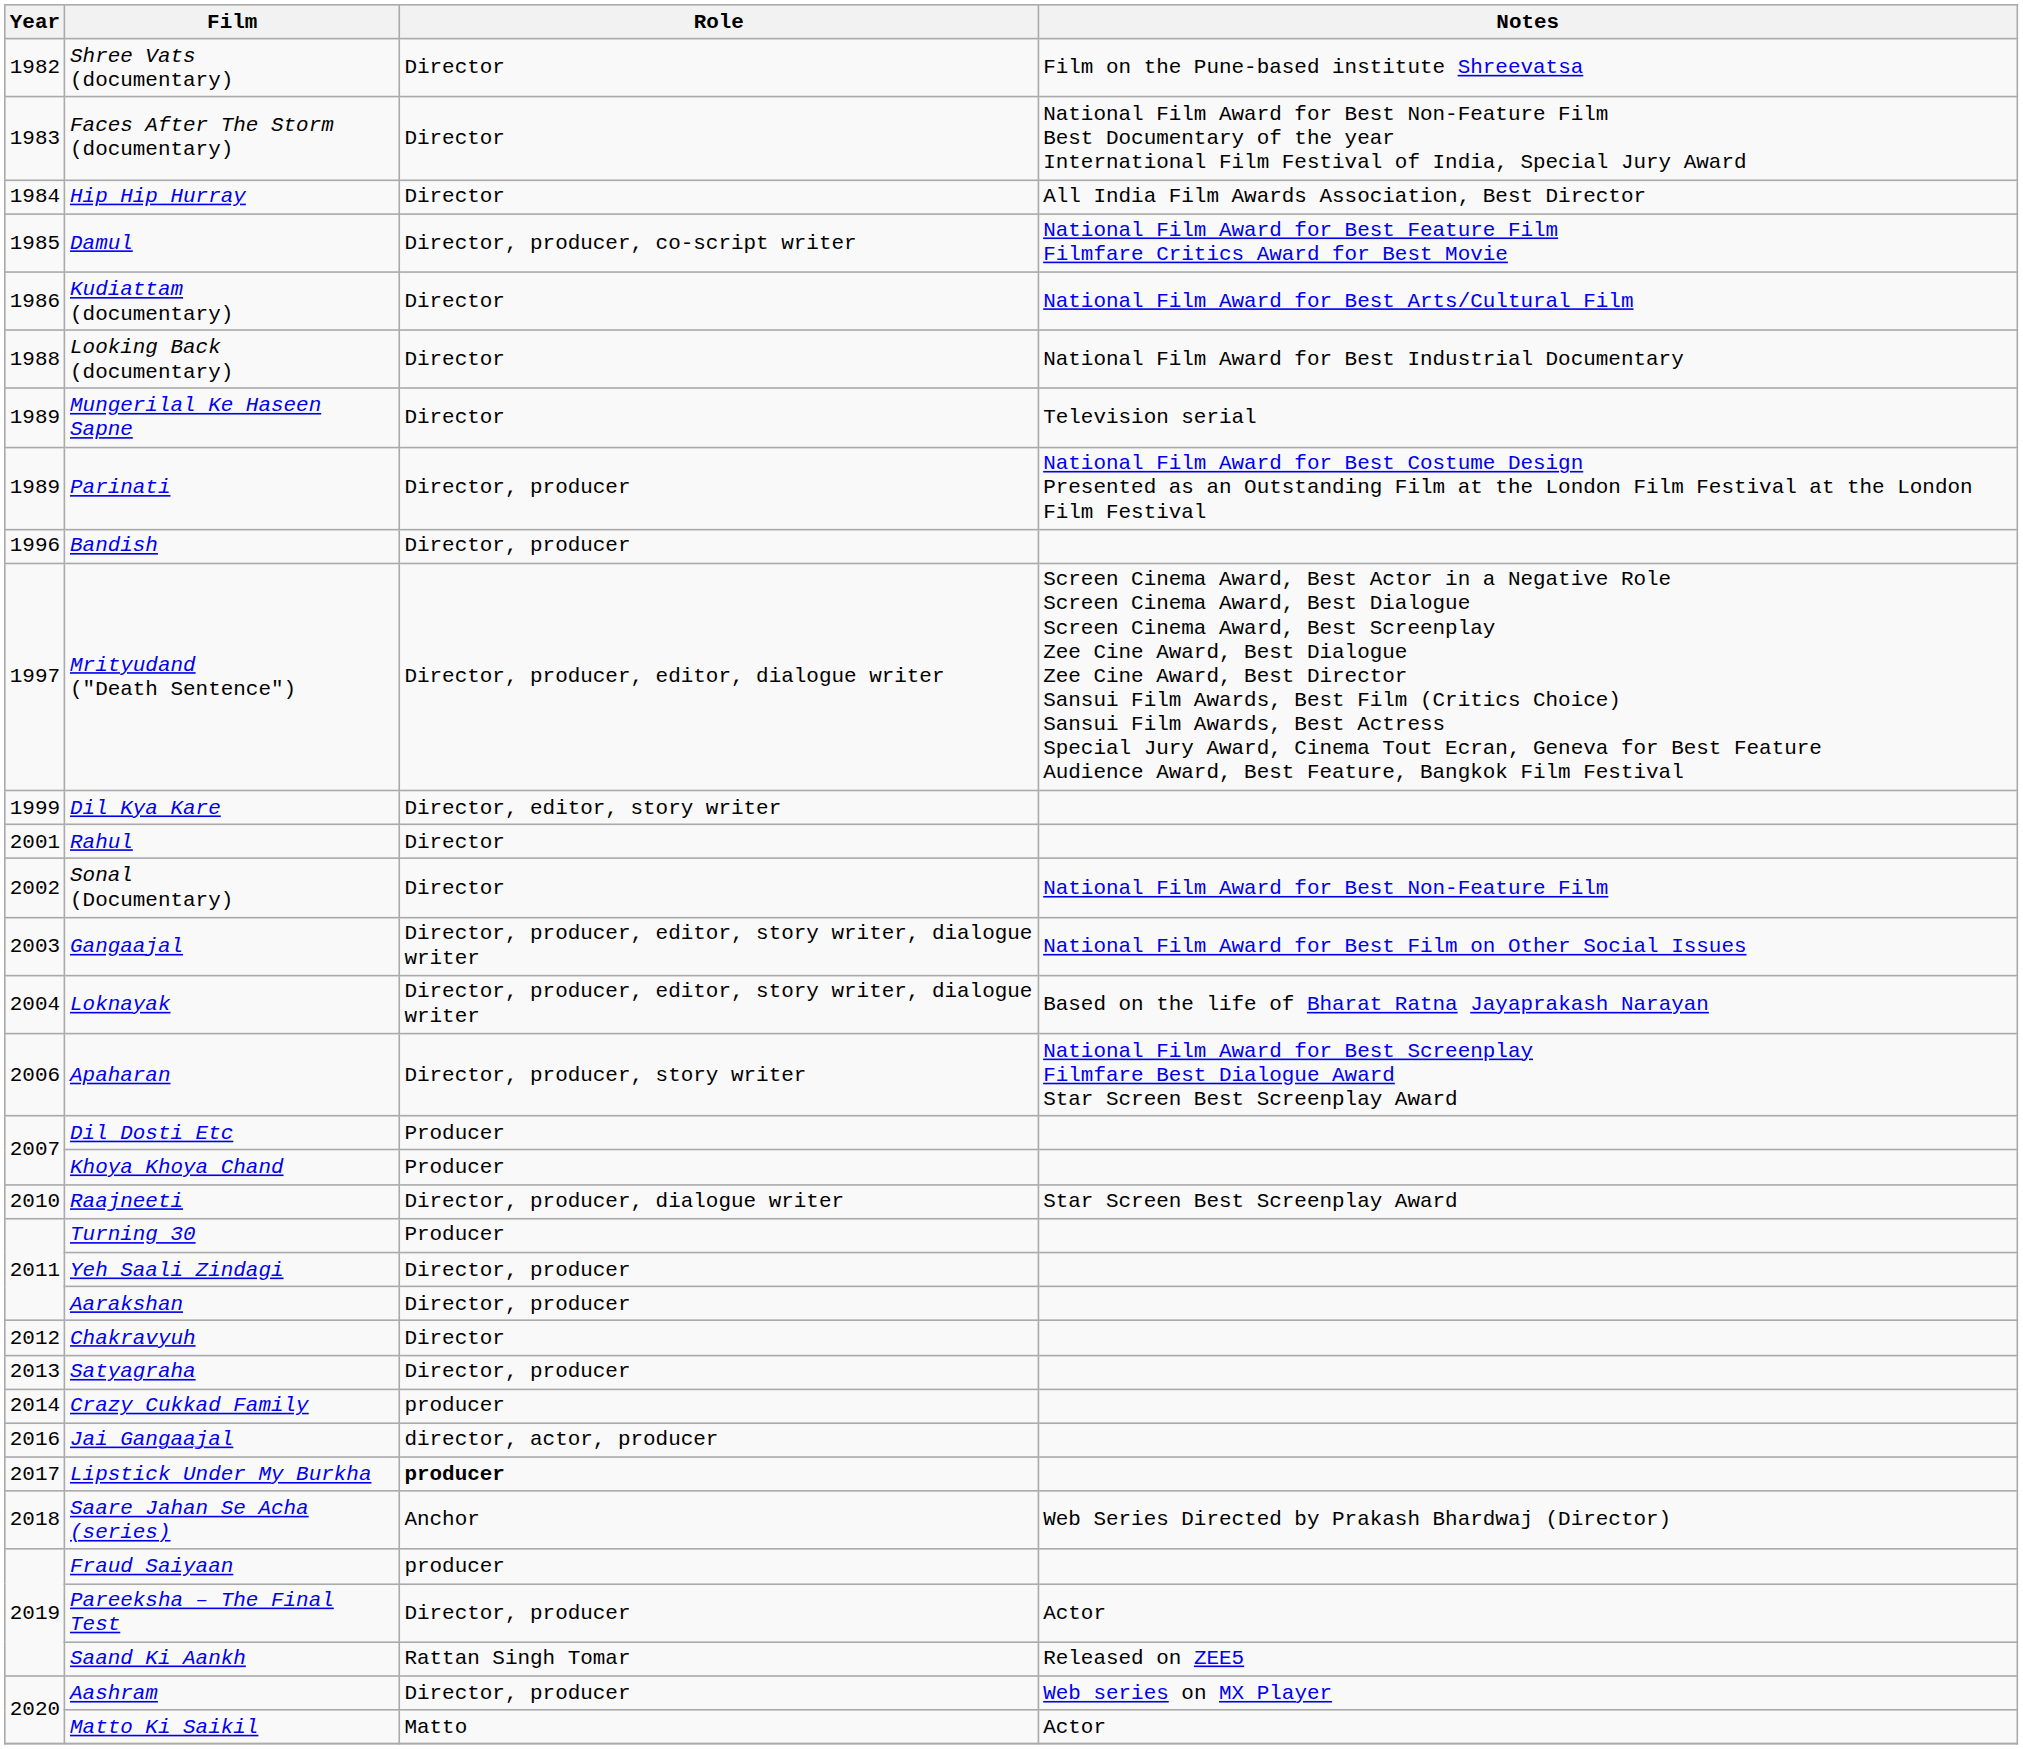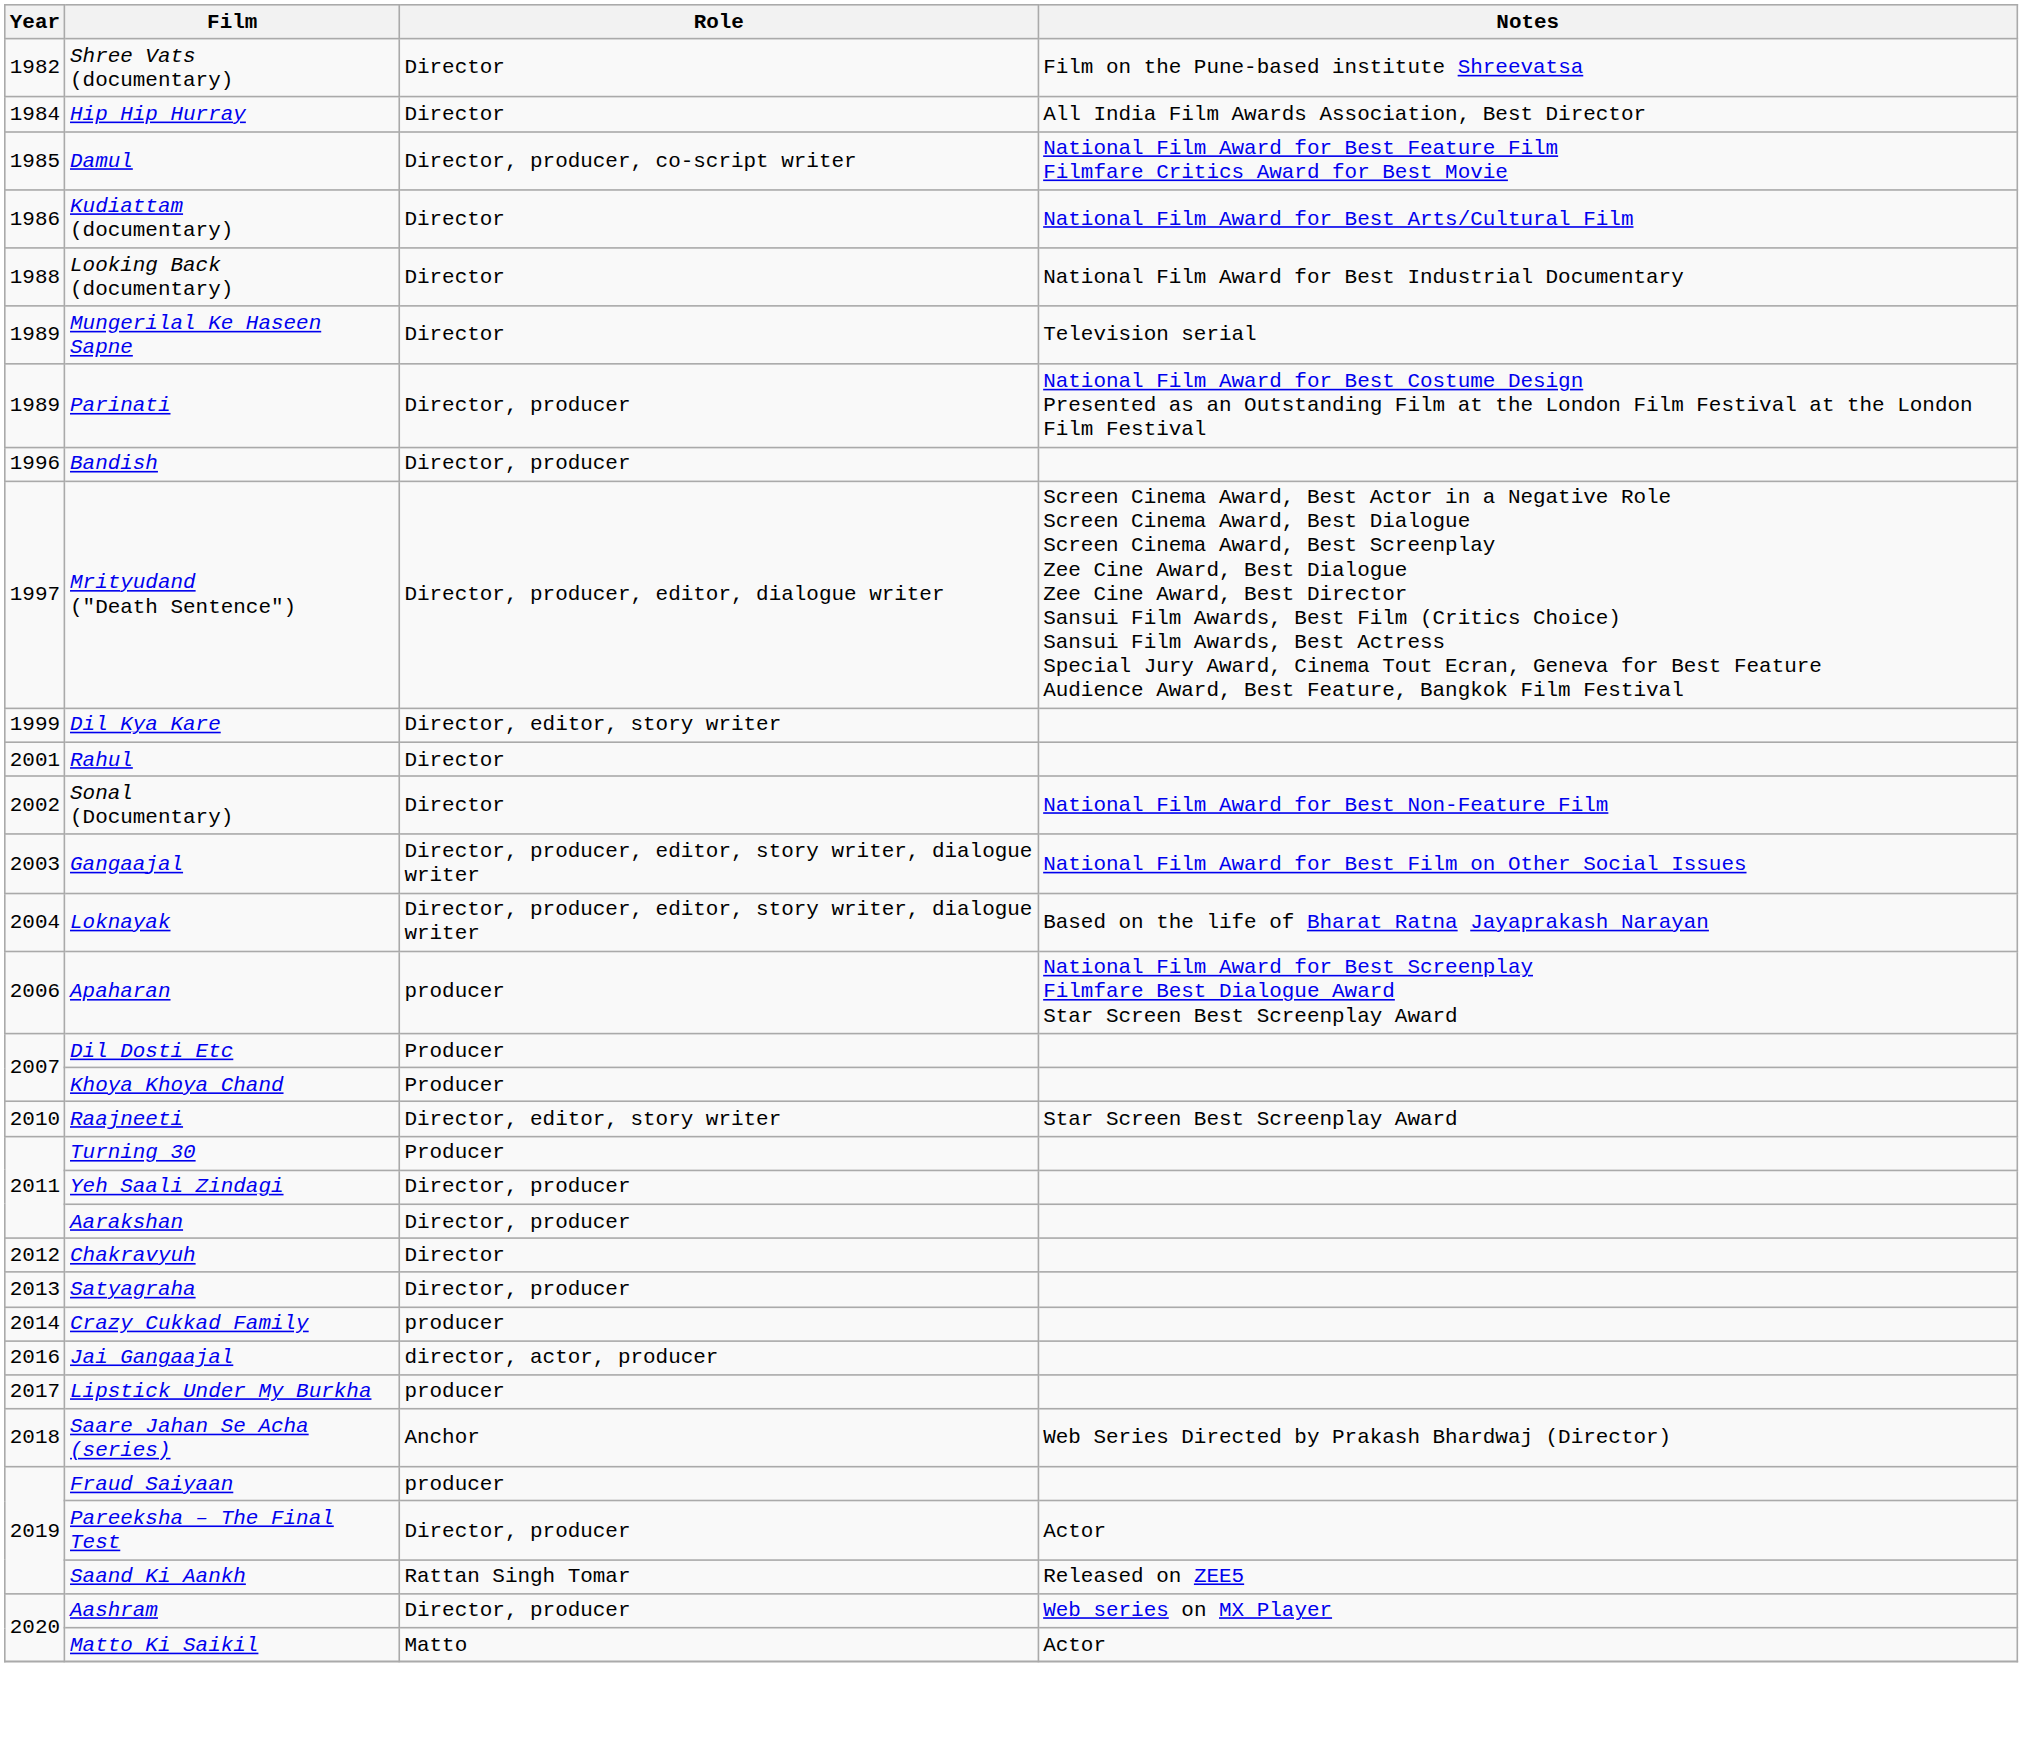- row: (202, 138)
(605, 1075) Director, producer, story writer -> (455, 992) producer
(624, 1201) Director, producer, dialogue writer -> (593, 1119) Director, editor, story writer
(455, 1474) bold -> (455, 1392) normal
